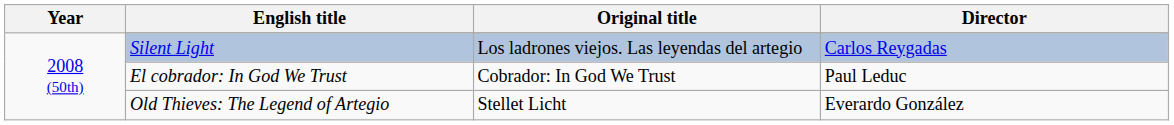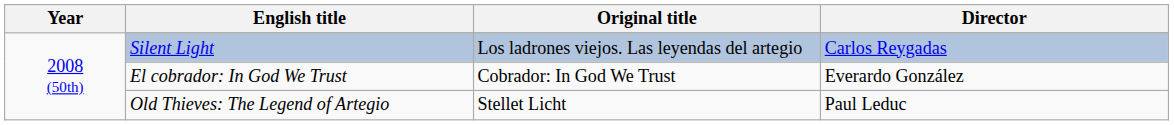(866, 76) Paul Leduc -> (894, 76) Everardo González
(894, 104) Everardo González -> (866, 104) Paul Leduc
